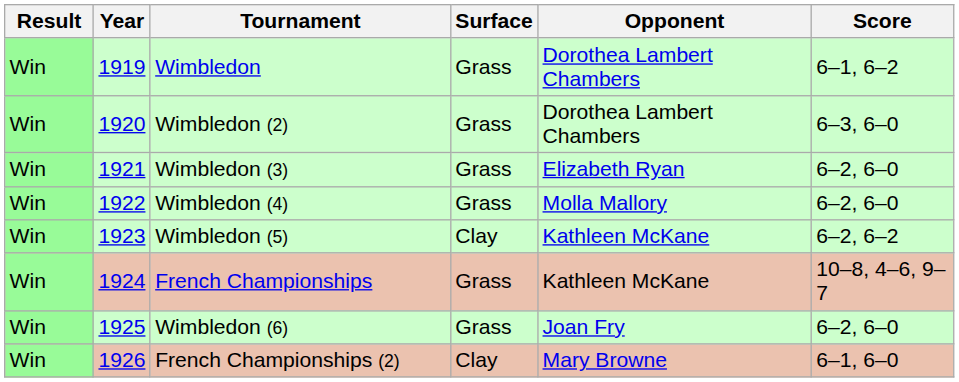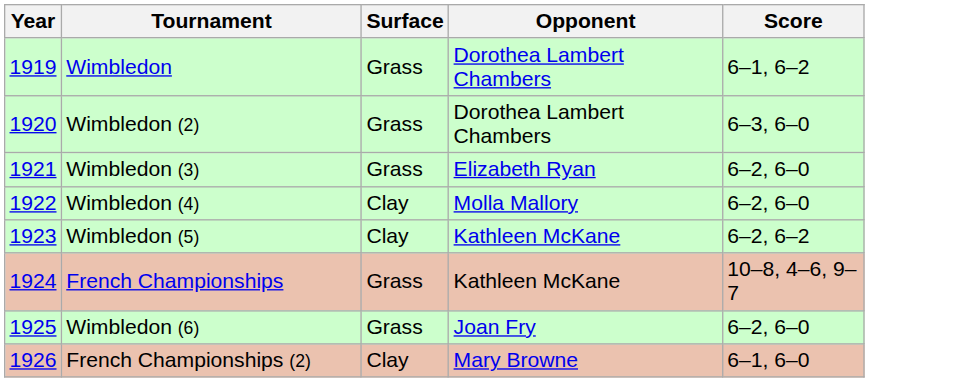- column: (49, 21)
(483, 202) Grass -> (388, 202) Clay
